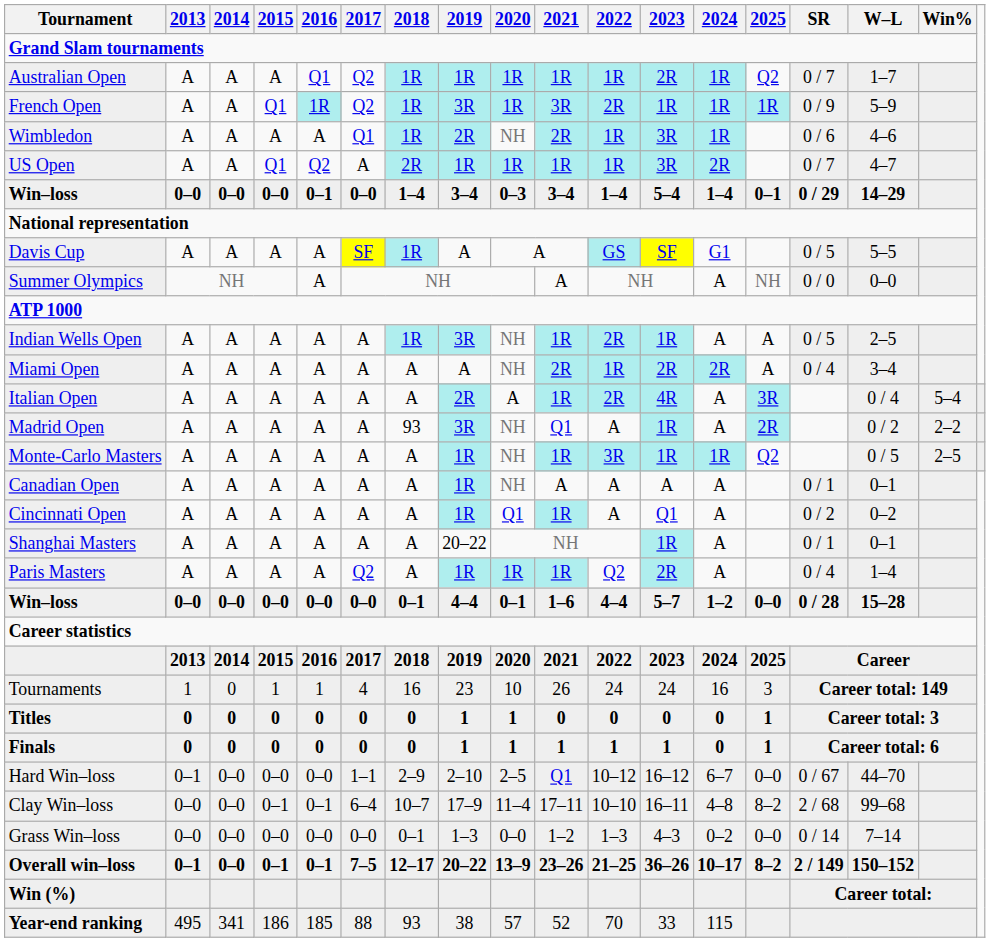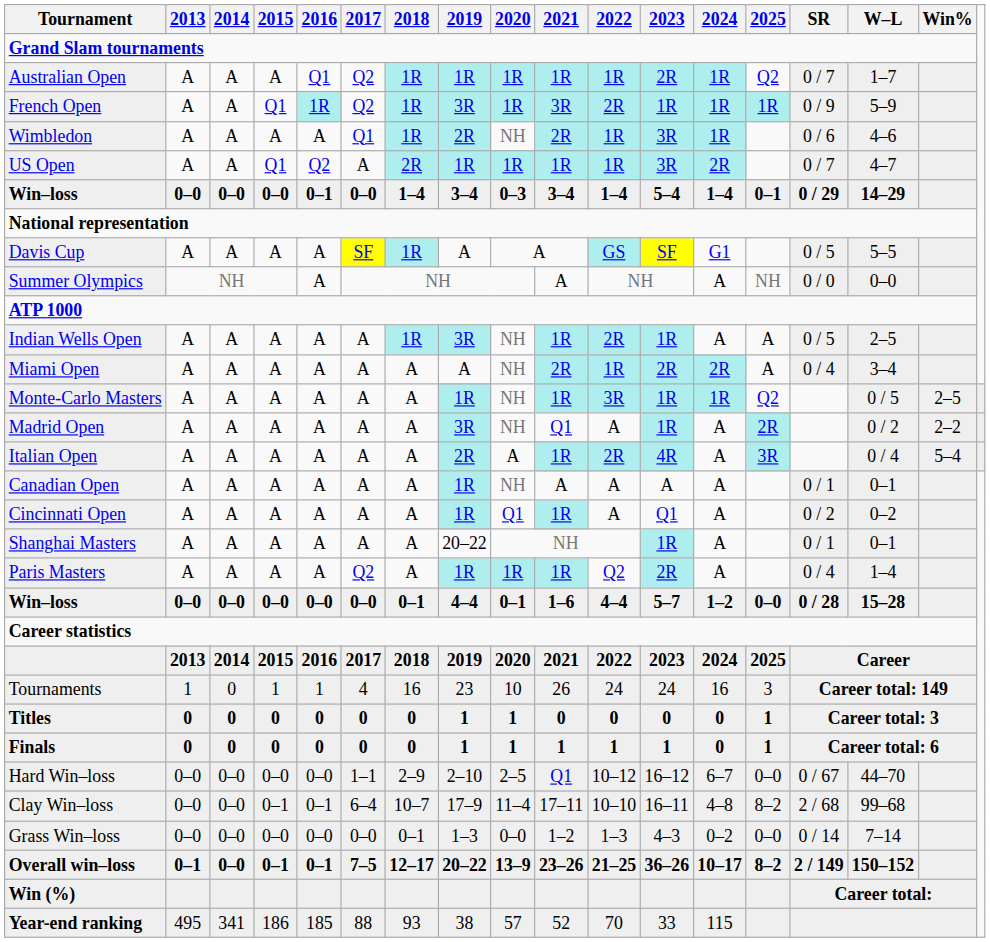rows swapped: (85, 456) <-> (53, 398)
(412, 427) 93 -> (412, 427) A
(188, 777) 0–1 -> (188, 777) 0–0
